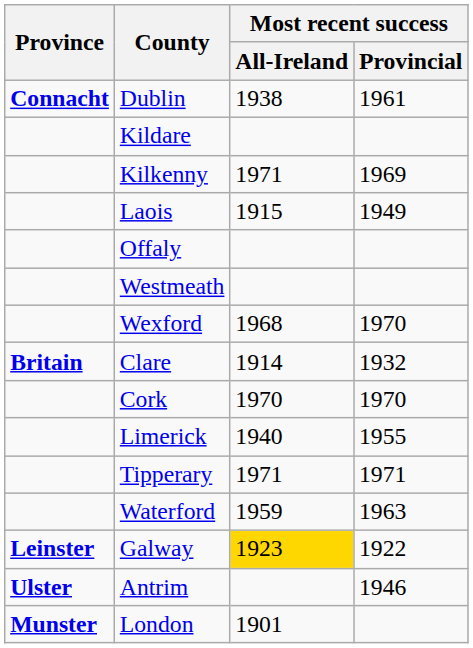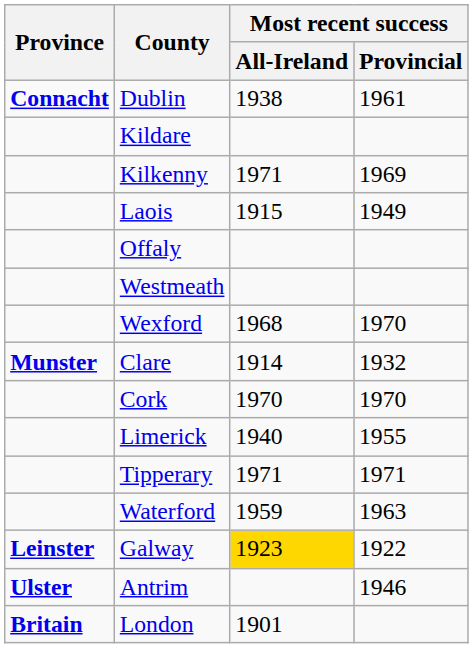(46, 361) Britain -> (54, 361) Munster
(54, 624) Munster -> (46, 624) Britain
